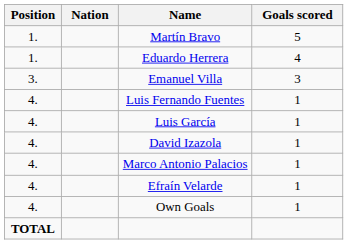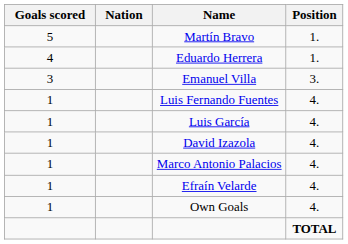columns swapped: (33, 15) <-> (297, 15)
